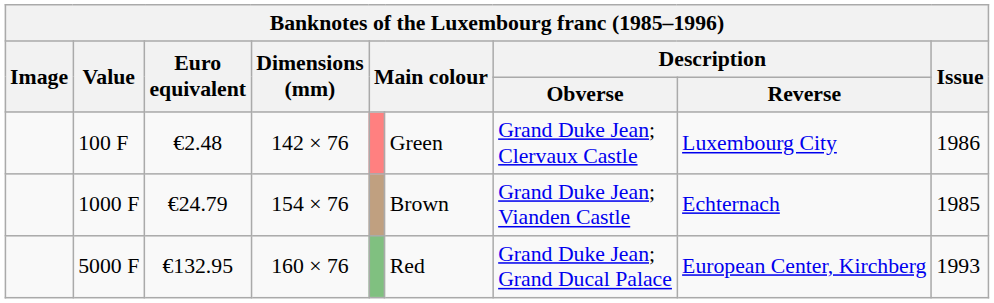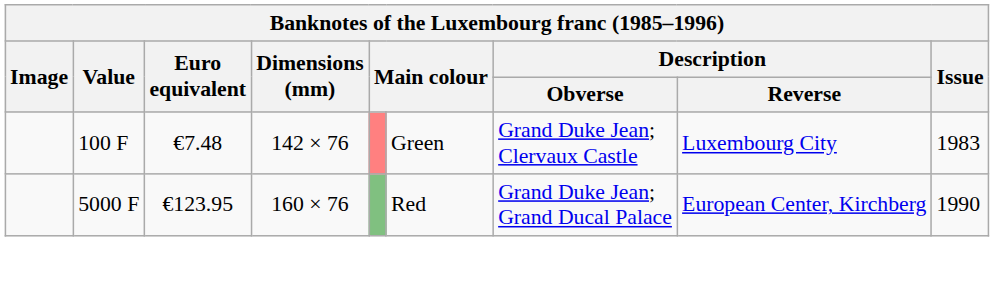(198, 142) €2.48 -> (198, 142) €7.48
(958, 142) 1986 -> (958, 142) 1983
- row: (109, 204)
(198, 265) €132.95 -> (198, 204) €123.95
(958, 265) 1993 -> (958, 204) 1990
